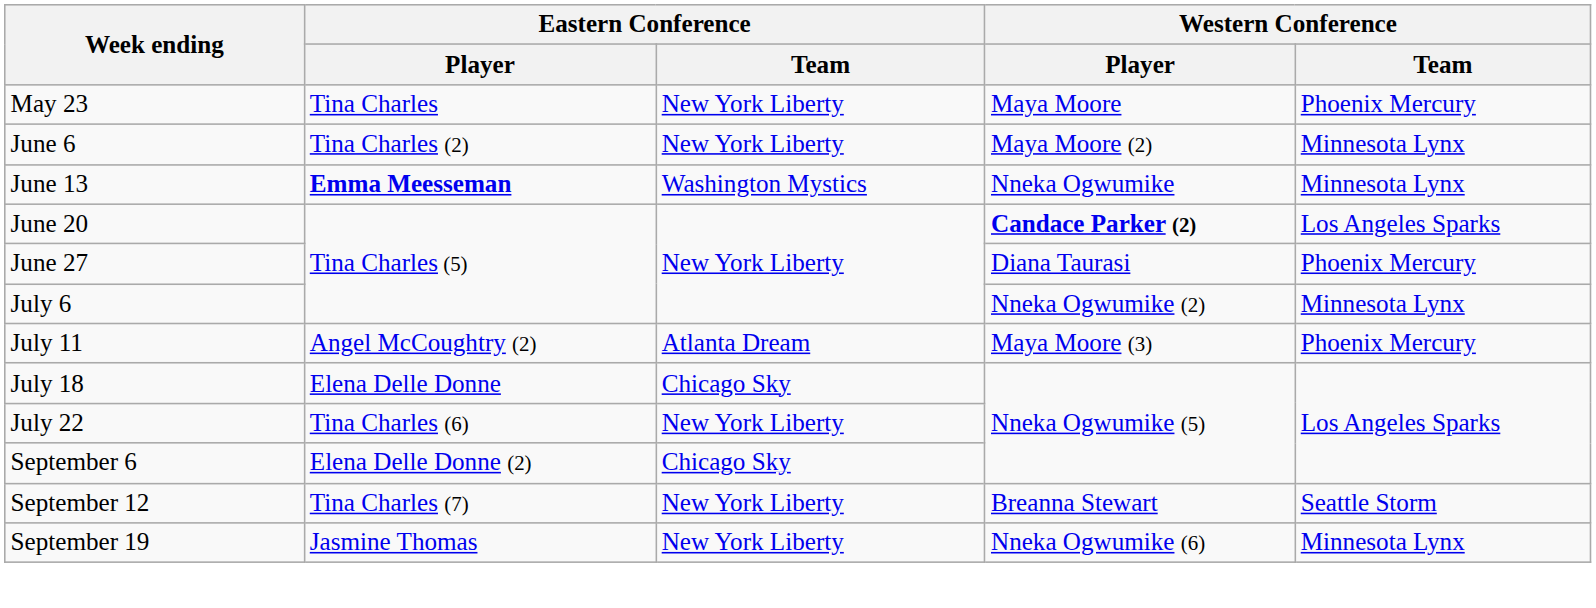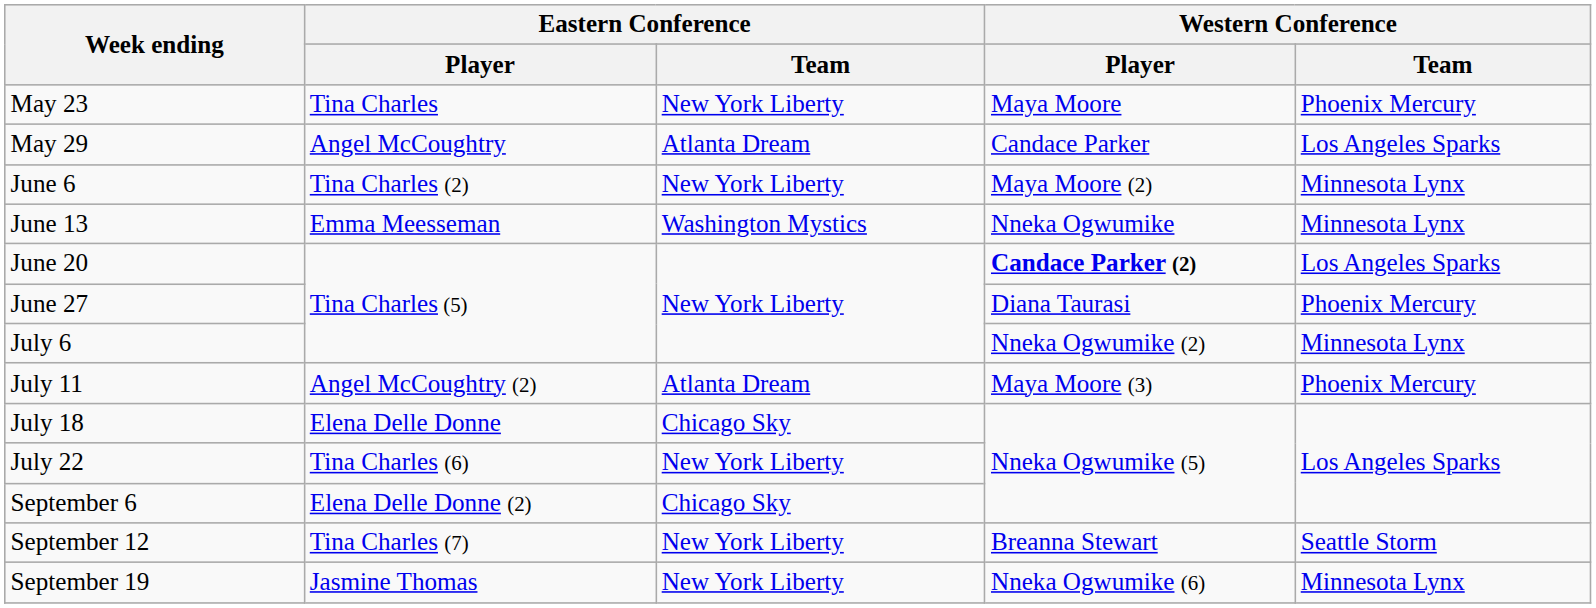+ row: (49, 143)
(411, 183) bold -> (405, 223) normal
